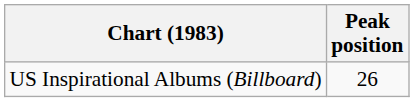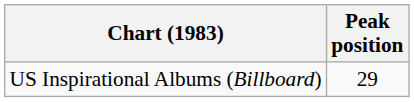(367, 79) 26 -> (367, 79) 29
